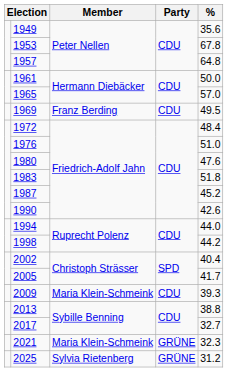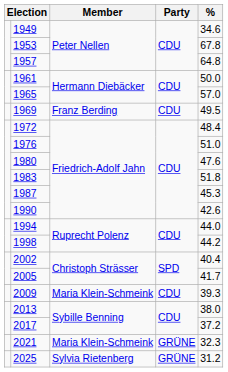(210, 29) 35.6 -> (210, 29) 34.6
(210, 194) 45.2 -> (210, 194) 45.3
(210, 309) 38.8 -> (210, 309) 38.0
(210, 326) 32.7 -> (210, 326) 37.2
